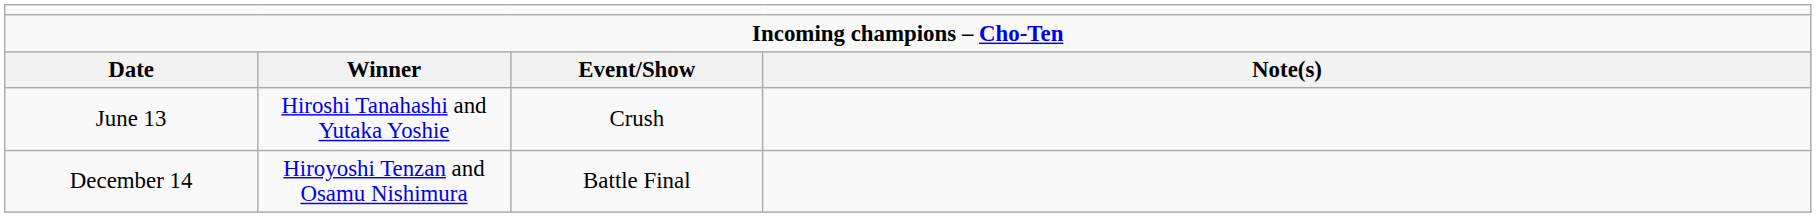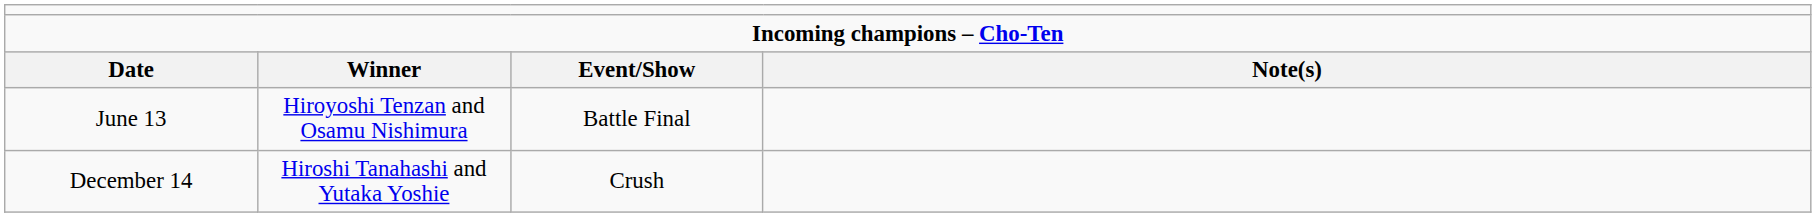(384, 118) Hiroshi Tanahashi and Yutaka Yoshie -> (384, 118) Hiroyoshi Tenzan and Osamu Nishimura
(637, 118) Crush -> (637, 118) Battle Final
(384, 180) Hiroyoshi Tenzan and Osamu Nishimura -> (384, 180) Hiroshi Tanahashi and Yutaka Yoshie
(637, 180) Battle Final -> (637, 180) Crush
